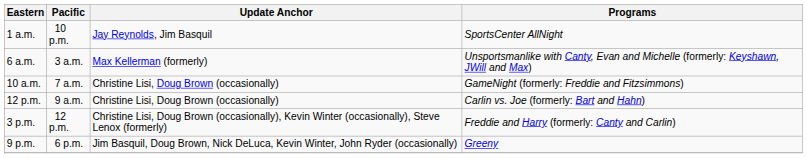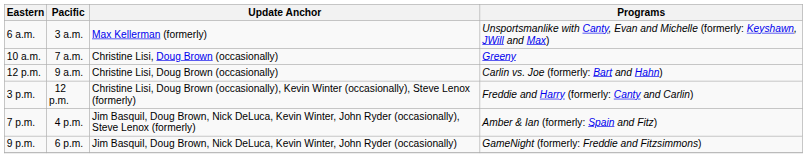- row: (21, 34)
(574, 84) GameNight (formerly: Freddie and Fitzsimmons) -> (499, 56) Greeny
+ row: (21, 122)
(481, 144) Greeny -> (592, 144) GameNight (formerly: Freddie and Fitzsimmons)
